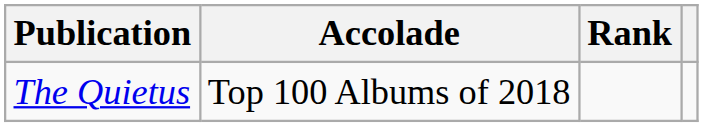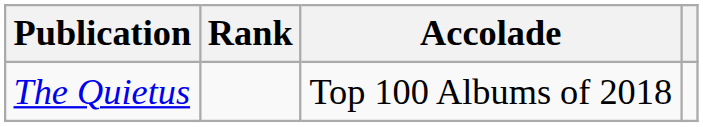columns swapped: (389, 33) <-> (630, 33)
